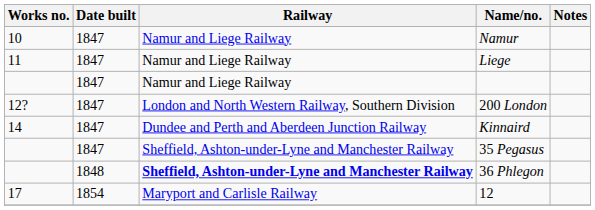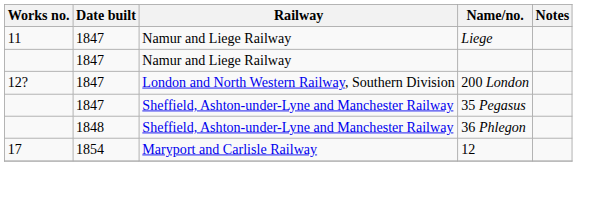- row: (15, 37)
- row: (15, 127)
(308, 171) bold -> (298, 127) normal
